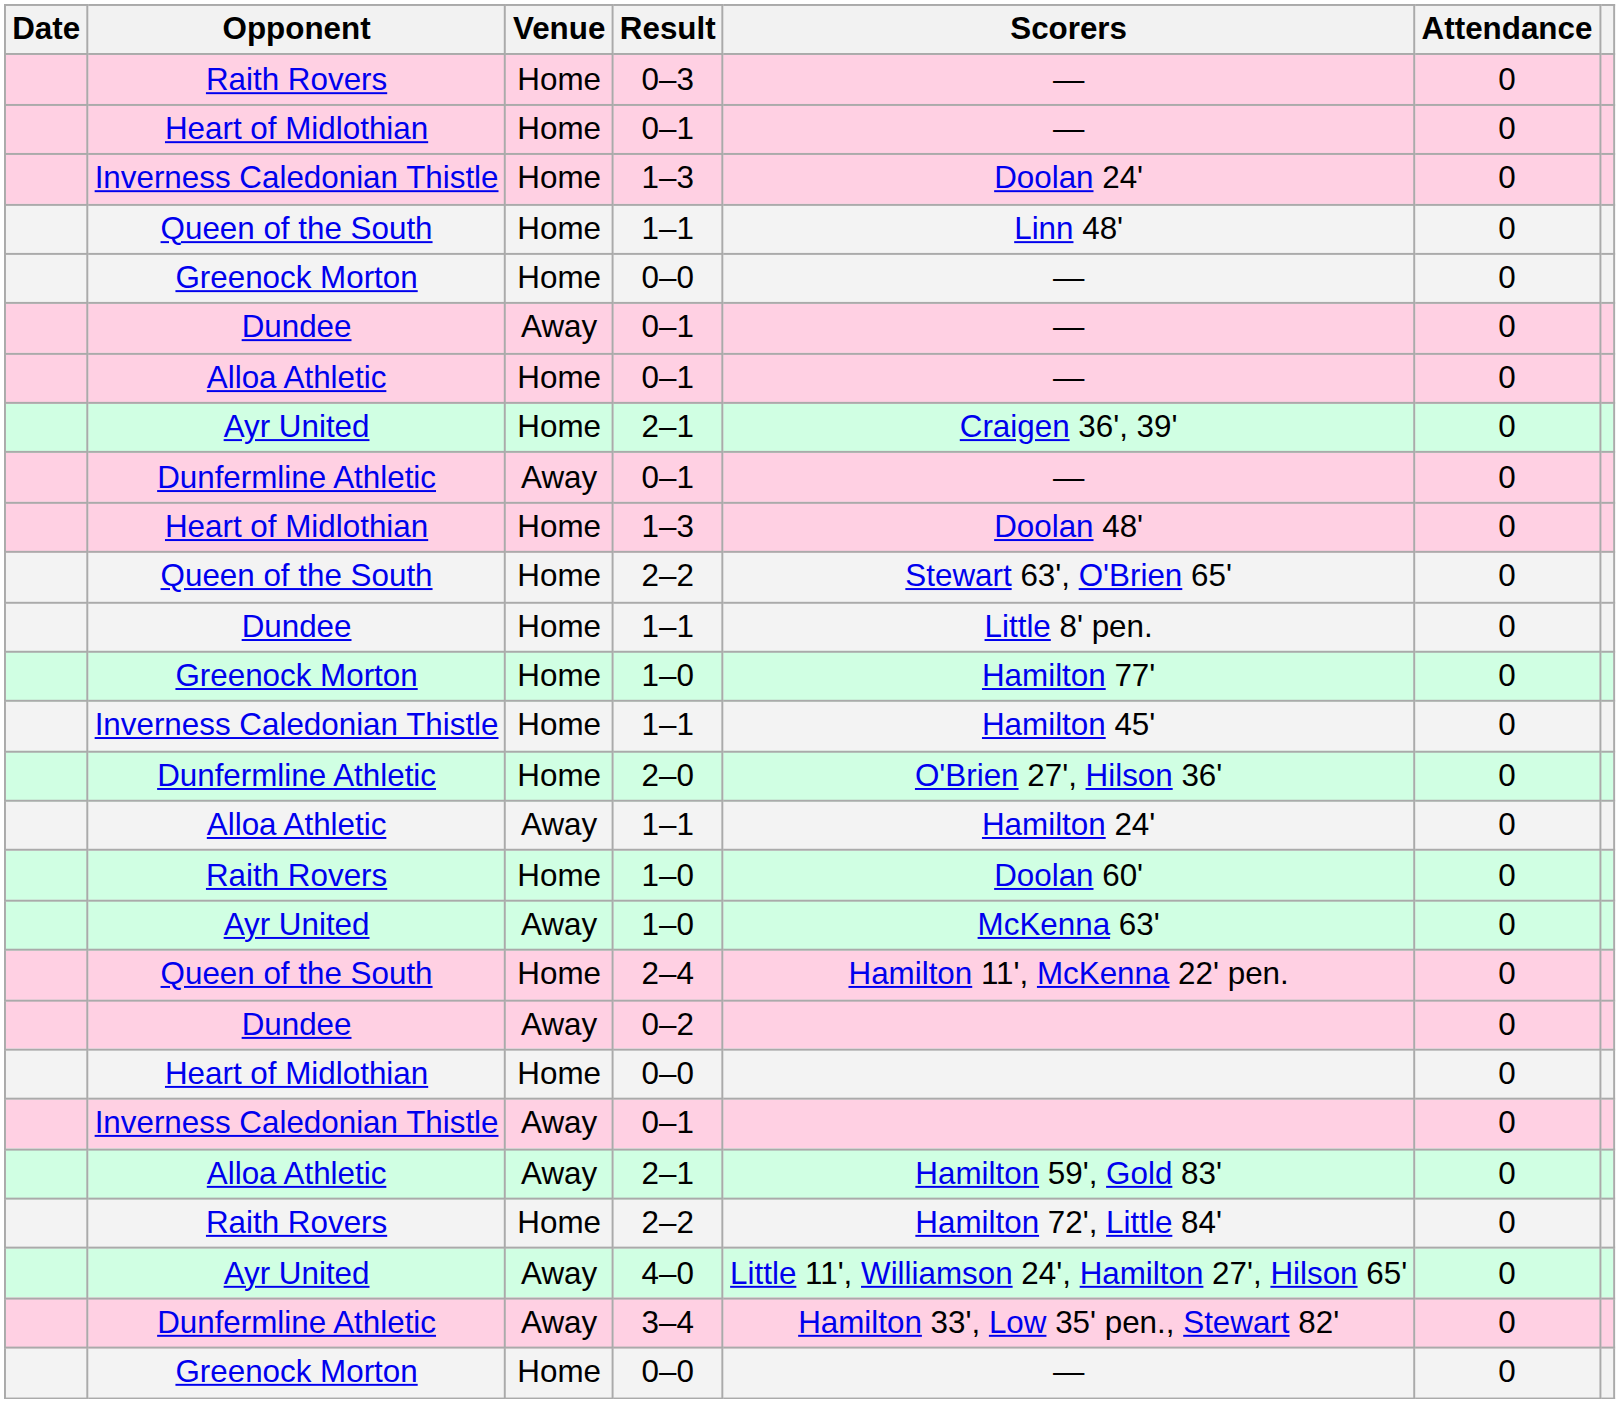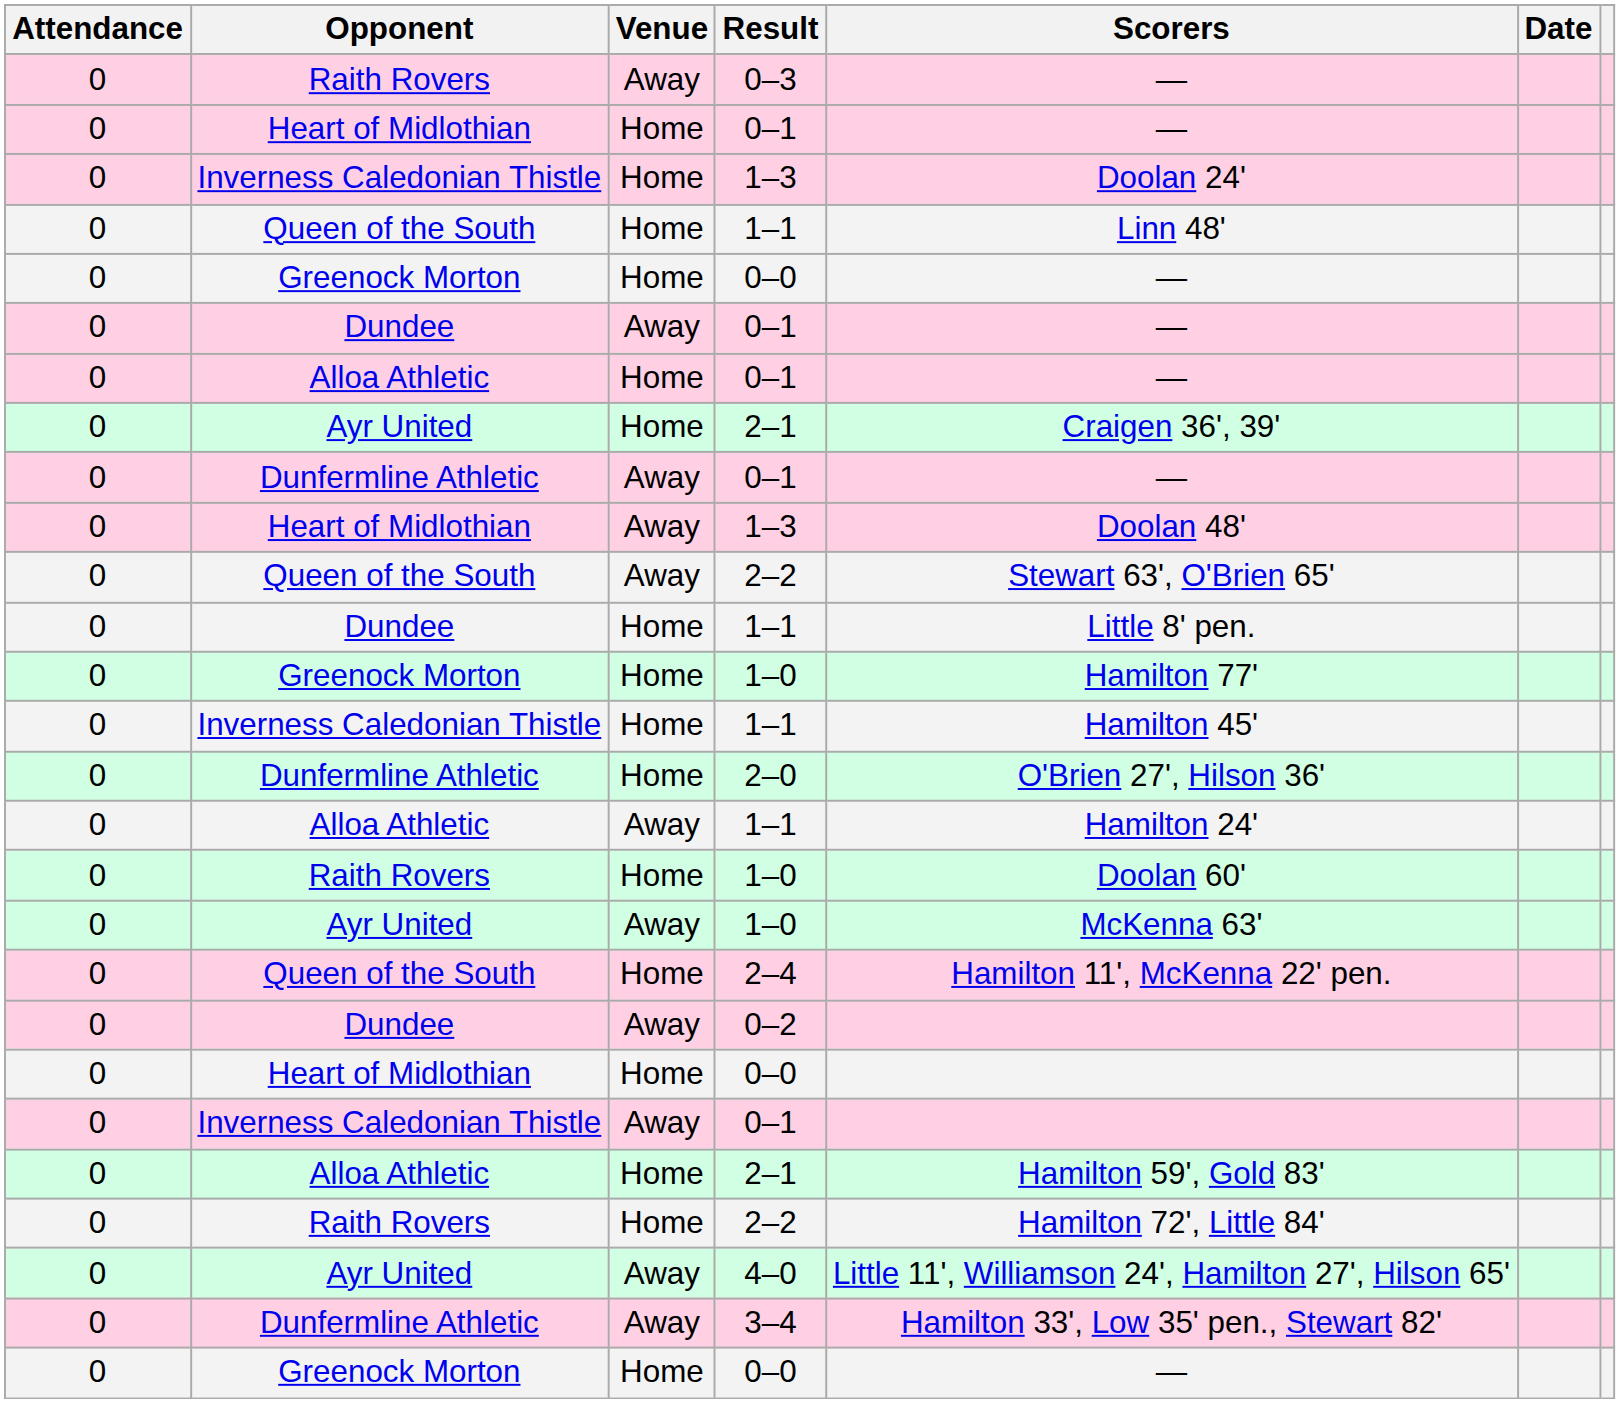columns swapped: (46, 29) <-> (1507, 29)
(559, 79) Home -> (662, 79) Away
(559, 526) Home -> (662, 526) Away
(559, 576) Home -> (662, 576) Away
(559, 1173) Away -> (662, 1173) Home
